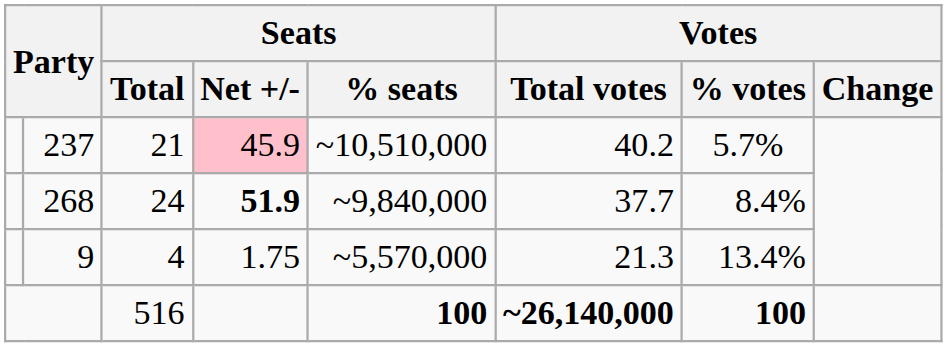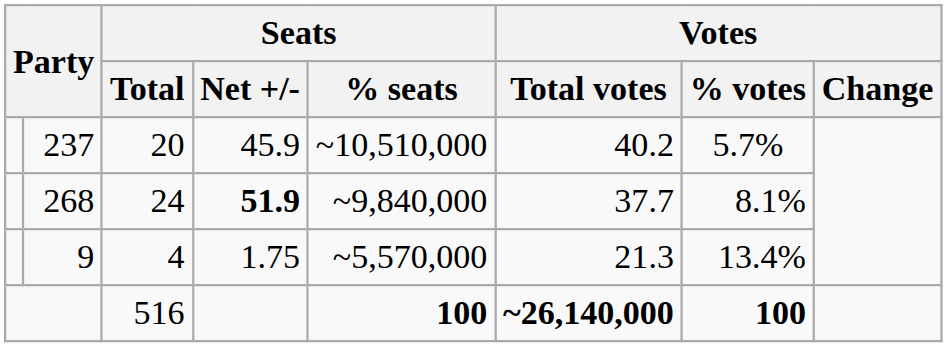(167, 145) 21 -> (167, 145) 20
(270, 145) pink background -> (270, 145) no background
(771, 201) 8.4% -> (771, 201) 8.1%
